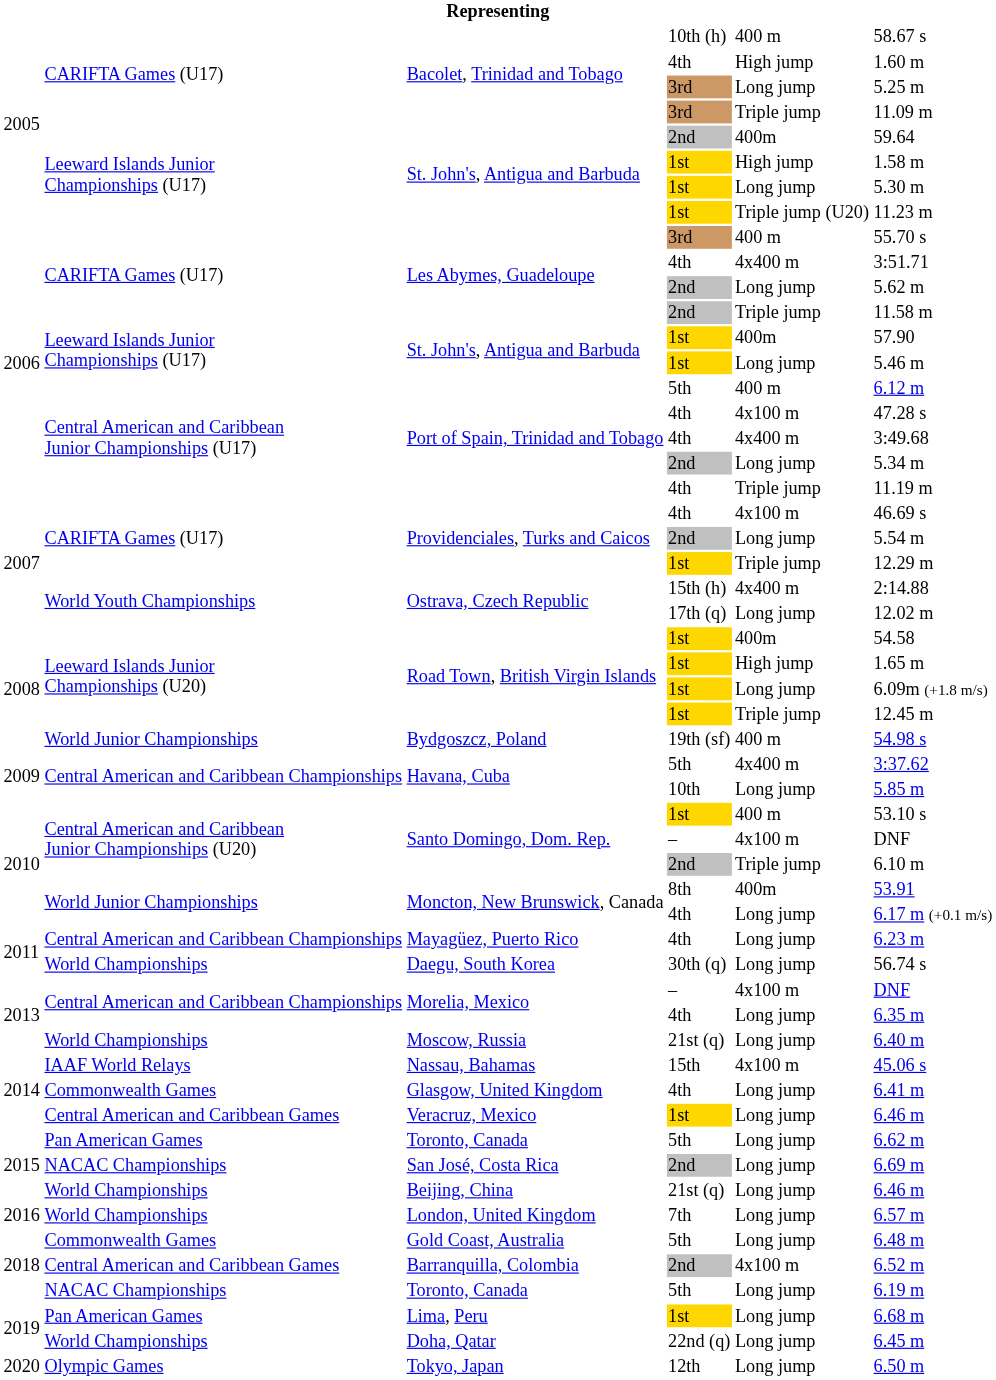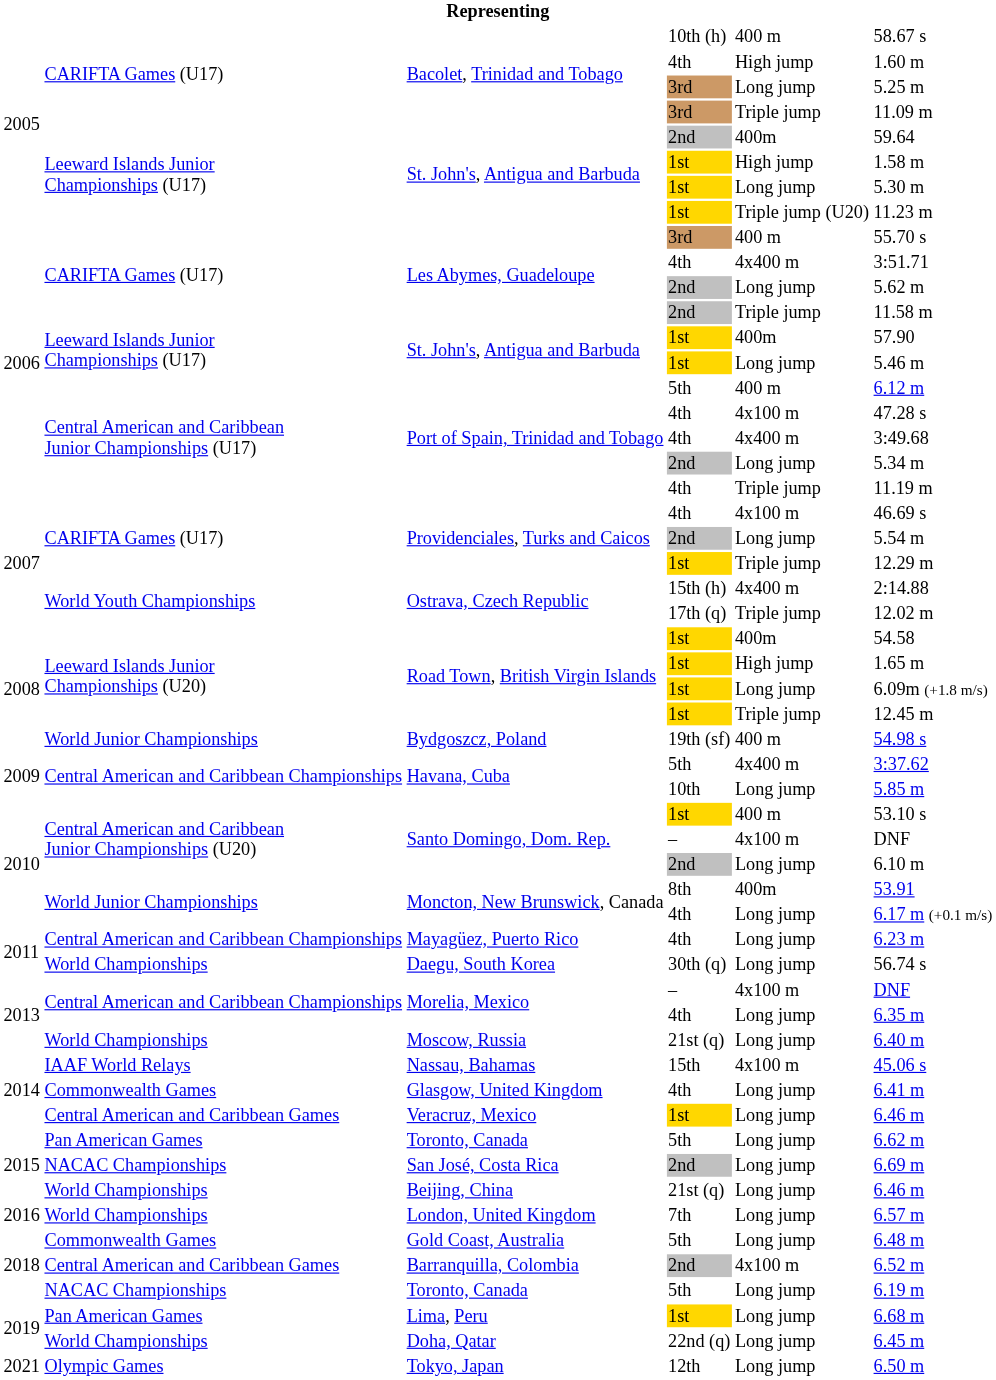(775, 613) Long jump -> (778, 613) Triple jump
(778, 864) Triple jump -> (775, 864) Long jump
(22, 1365) 2020 -> (22, 1365) 2021
